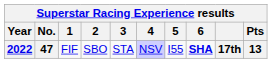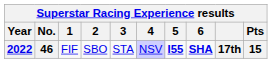(47, 49) 47 -> (47, 49) 46
(176, 49) normal -> (176, 49) bold
(255, 49) 13 -> (255, 49) 15
